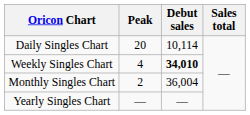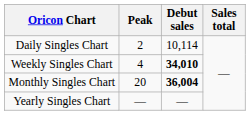(140, 45) 20 -> (140, 45) 2
(140, 82) 2 -> (140, 82) 20
(182, 82) normal -> (182, 82) bold
